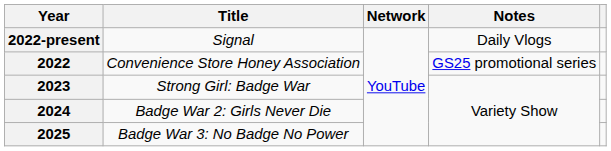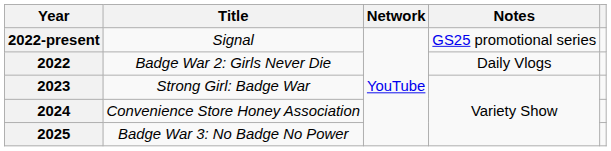(514, 39) Daily Vlogs -> (514, 39) GS25 promotional series
(233, 63) Convenience Store Honey Association -> (233, 63) Badge War 2: Girls Never Die
(514, 63) GS25 promotional series -> (514, 63) Daily Vlogs
(233, 110) Badge War 2: Girls Never Die -> (233, 110) Convenience Store Honey Association
